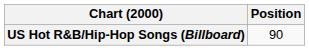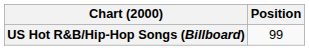(276, 34) 90 -> (276, 34) 99
